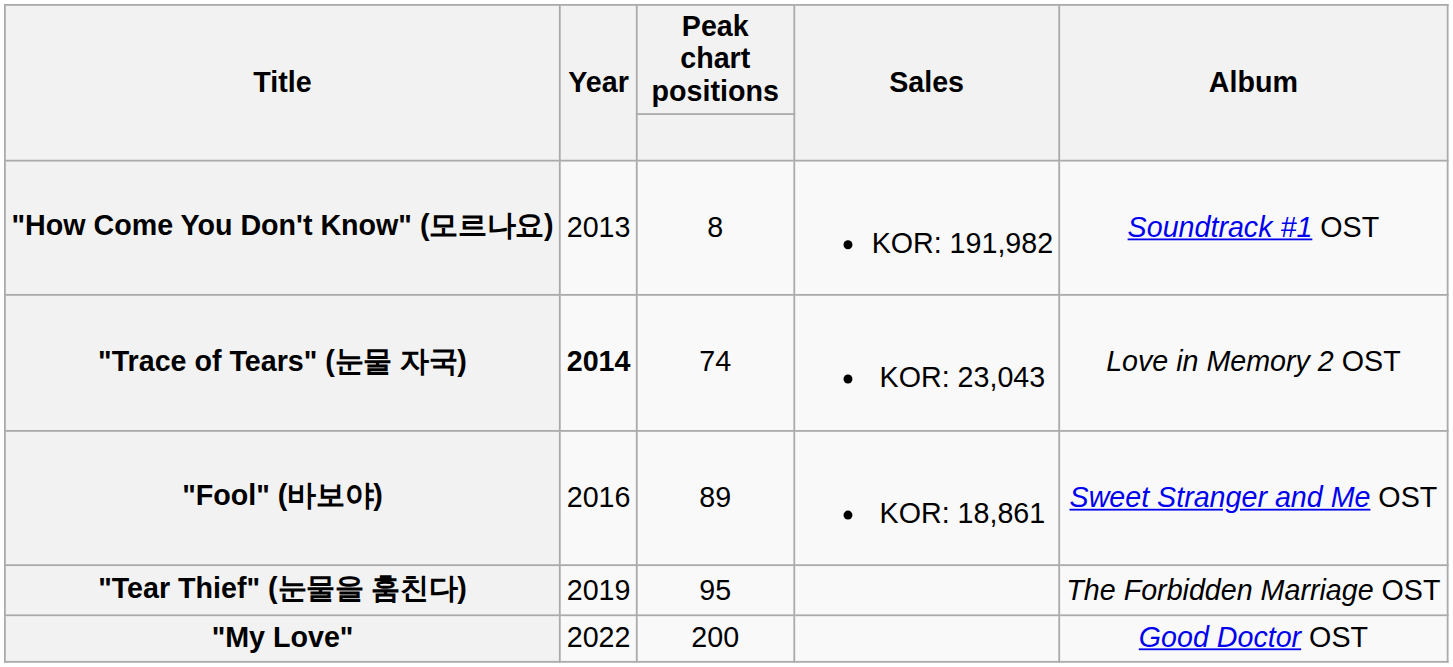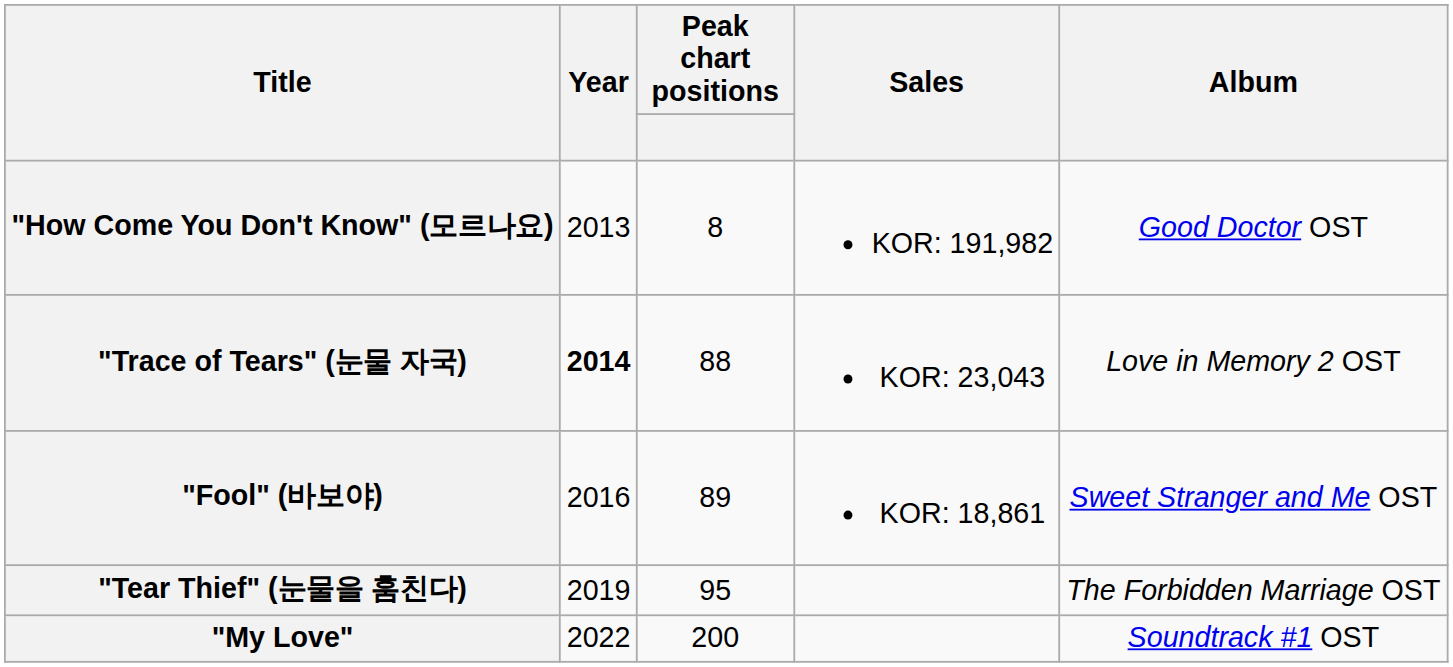(1253, 227) Soundtrack #1 OST -> (1253, 227) Good Doctor OST
(715, 362) 74 -> (715, 362) 88
(1253, 638) Good Doctor OST -> (1253, 638) Soundtrack #1 OST
